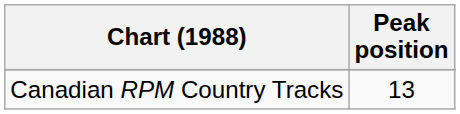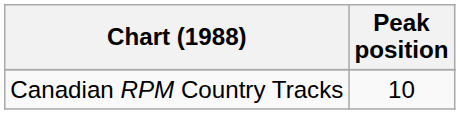(401, 89) 13 -> (401, 89) 10
